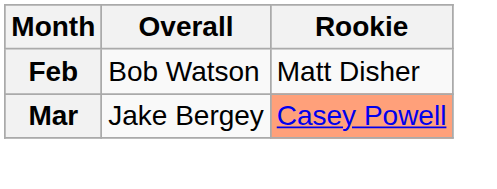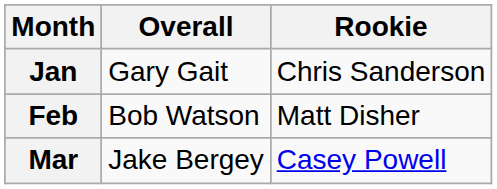+ row: (53, 71)
(362, 115) lightsalmon background -> (362, 159) no background
